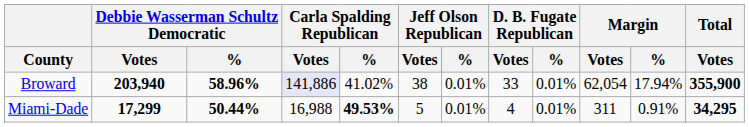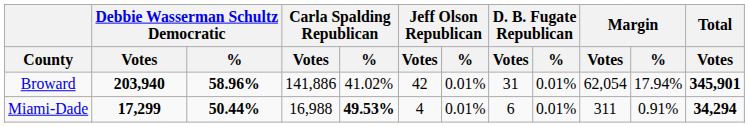(311, 84) lavender background -> (311, 84) no background
(420, 84) 38 -> (420, 84) 42
(511, 84) 33 -> (511, 84) 31
(715, 84) 355,900 -> (715, 84) 345,901
(420, 109) 5 -> (420, 109) 4
(511, 109) 4 -> (511, 109) 6
(715, 109) 34,295 -> (715, 109) 34,294
